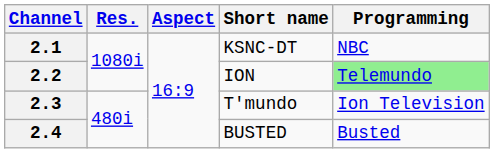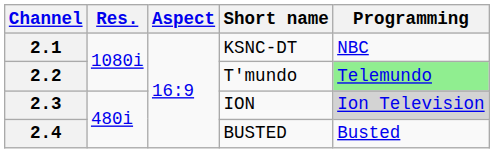(239, 76) ION -> (260, 76) T'mundo
(260, 105) T'mundo -> (239, 105) ION
(411, 105) no background -> (411, 105) lightgrey background
